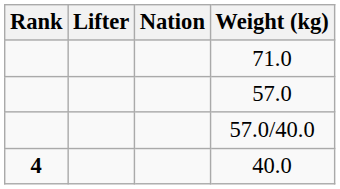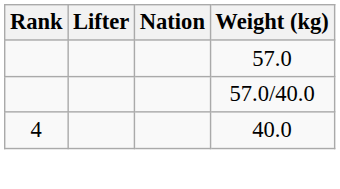- row: (272, 58)
(36, 165) bold -> (36, 129) normal
